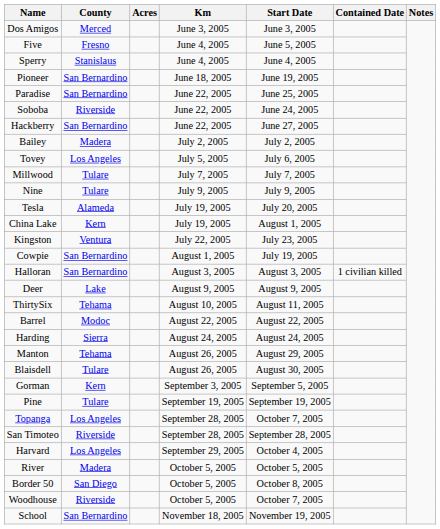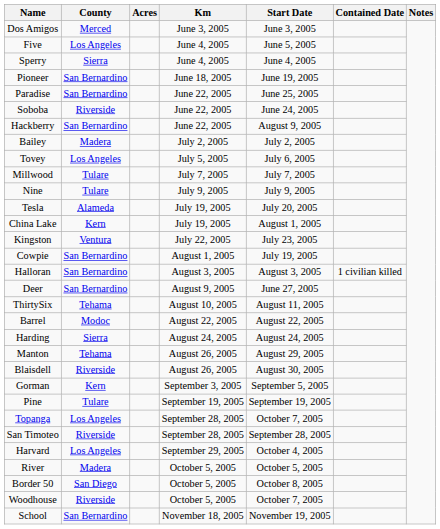(95, 45) Fresno -> (95, 45) Los Angeles
(95, 61) Stanislaus -> (95, 61) Sierra
(290, 126) June 27, 2005 -> (290, 126) August 9, 2005
(95, 288) Lake -> (95, 288) San Bernardino
(290, 288) August 9, 2005 -> (290, 288) June 27, 2005
(95, 369) Tulare -> (95, 369) Riverside
